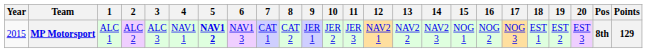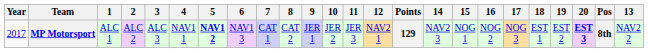columns swapped: (407, 12) <-> (627, 12)
(16, 33) 2015 -> (16, 33) 2017
(582, 33) normal -> (584, 33) bold
